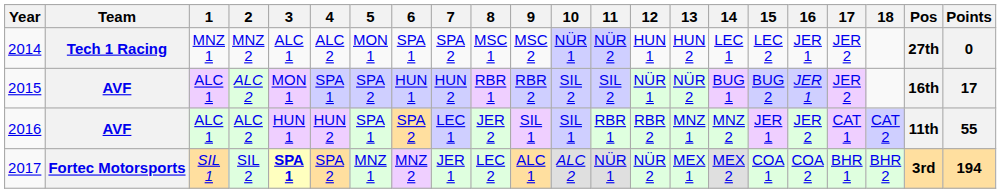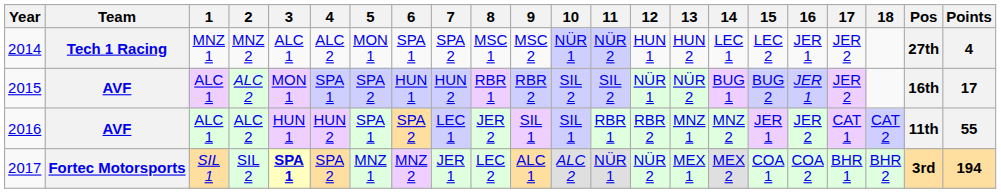(969, 48) 0 -> (969, 48) 4
